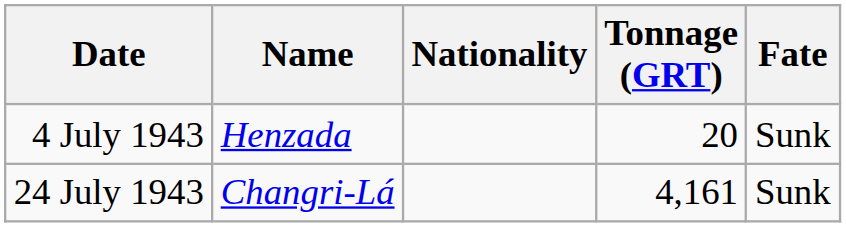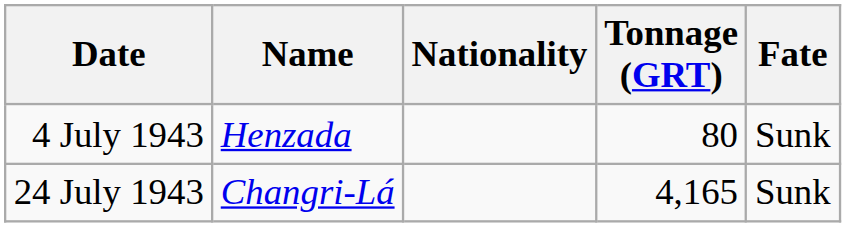(720, 133) 20 -> (720, 133) 80
(697, 191) 4,161 -> (697, 191) 4,165
